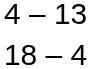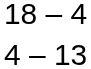rows swapped: (46, 14) <-> (46, 55)
